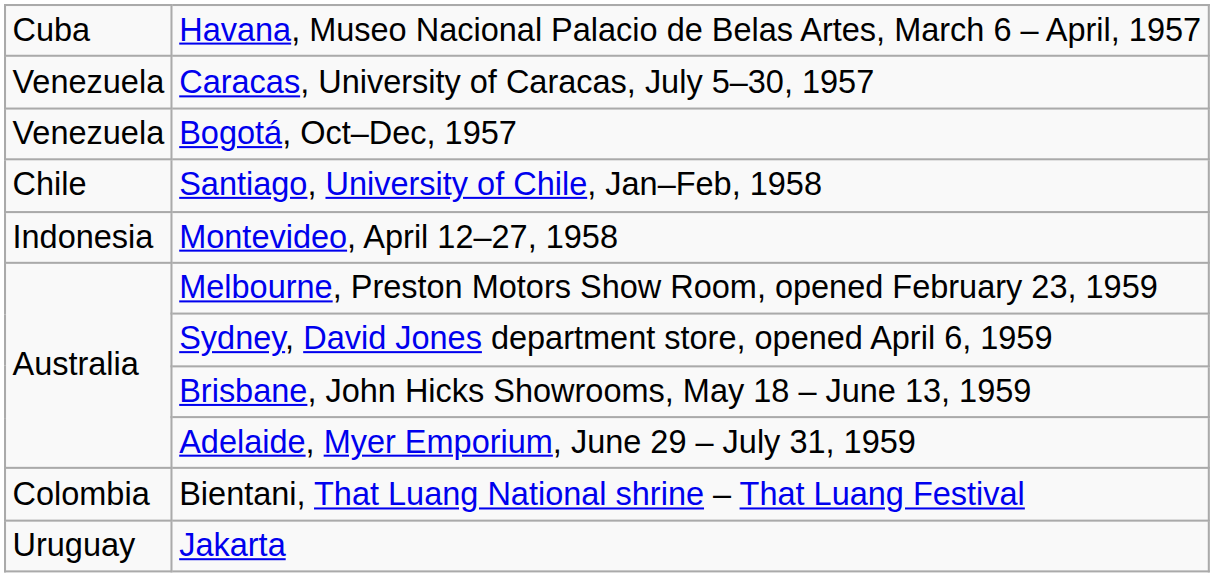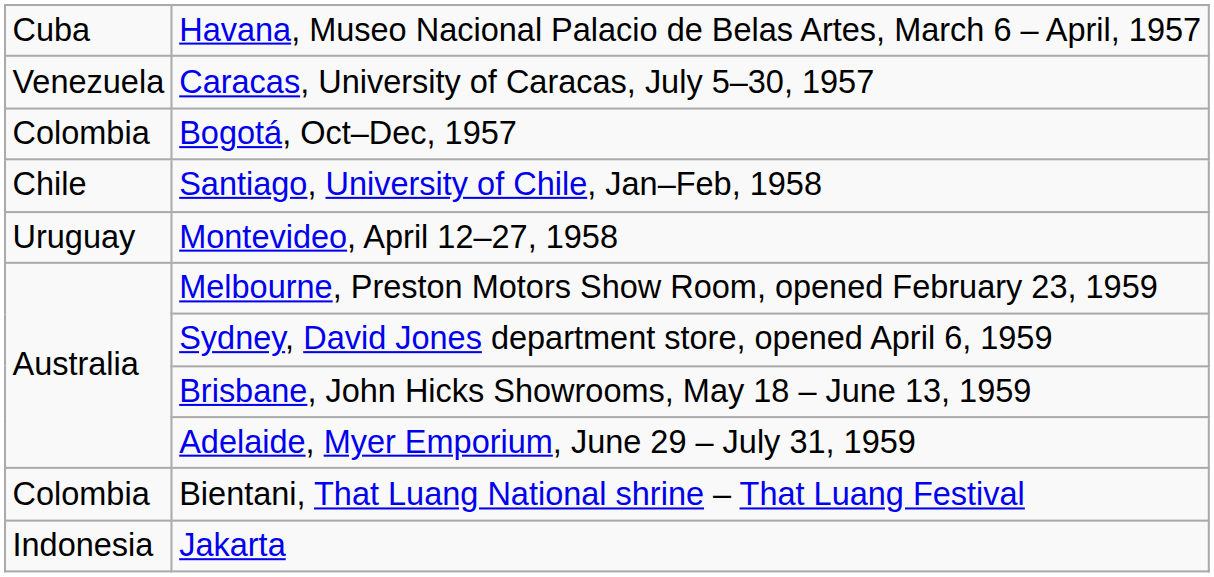(88, 133) Venezuela -> (81, 133) Colombia
(83, 236) Indonesia -> (74, 236) Uruguay
(74, 545) Uruguay -> (83, 545) Indonesia
